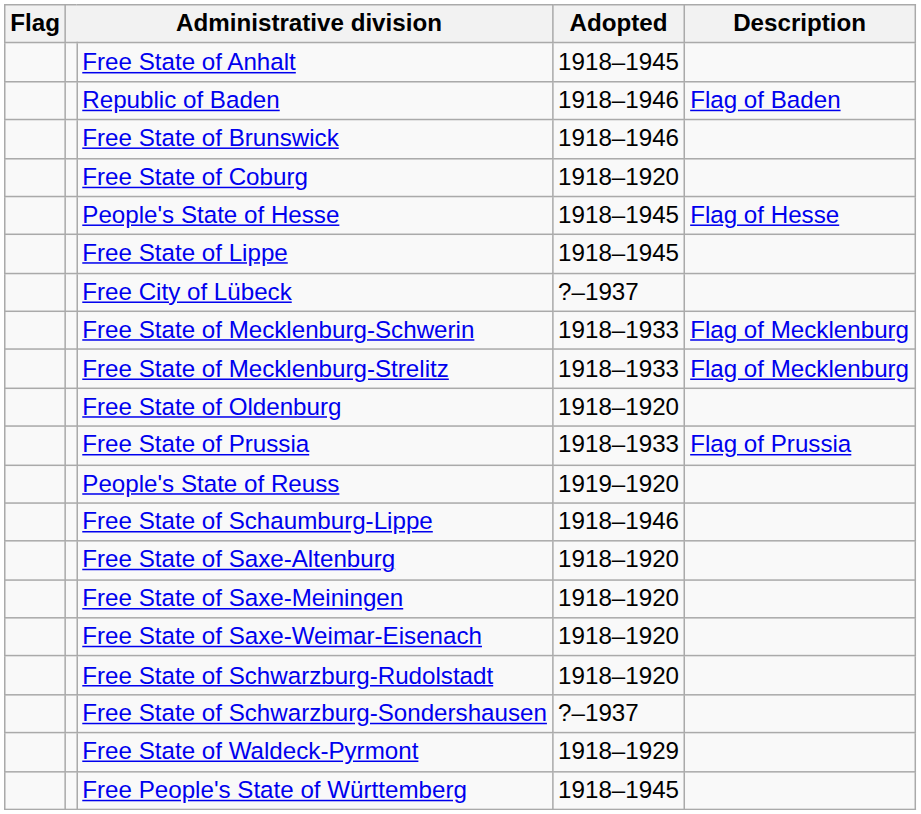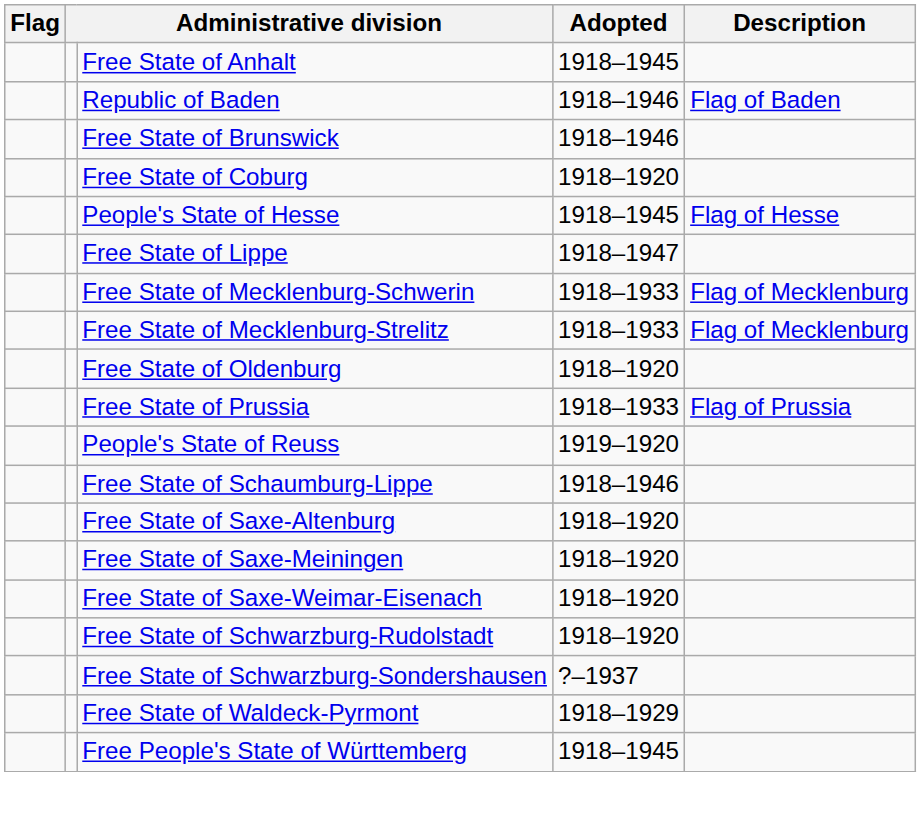(619, 253) 1918–1945 -> (619, 253) 1918–1947
- row: (187, 291)
